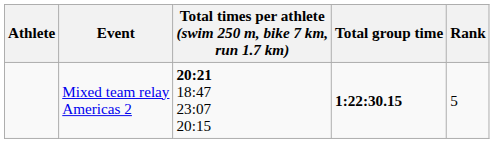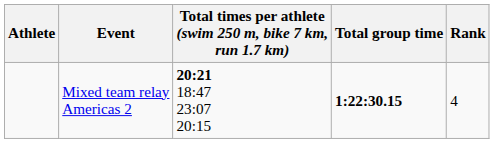(454, 100) 5 -> (454, 100) 4
